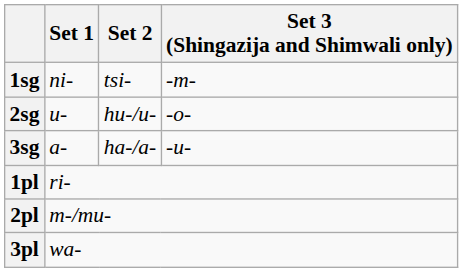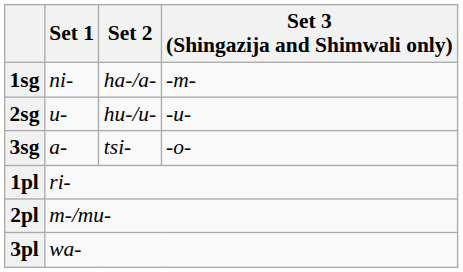(118, 79) tsi- -> (130, 79) ha-/a-
(179, 113) -o- -> (179, 113) -u-
(130, 147) ha-/a- -> (118, 147) tsi-
(179, 147) -u- -> (179, 147) -o-
